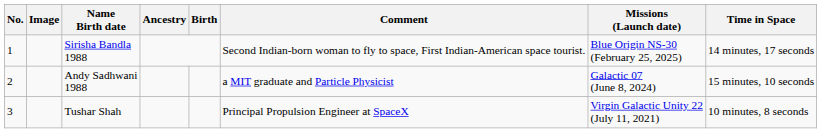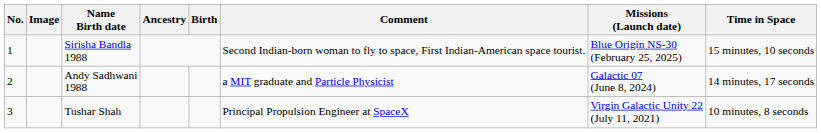(761, 50) 14 minutes, 17 seconds -> (761, 50) 15 minutes, 10 seconds
(761, 81) 15 minutes, 10 seconds -> (761, 81) 14 minutes, 17 seconds
